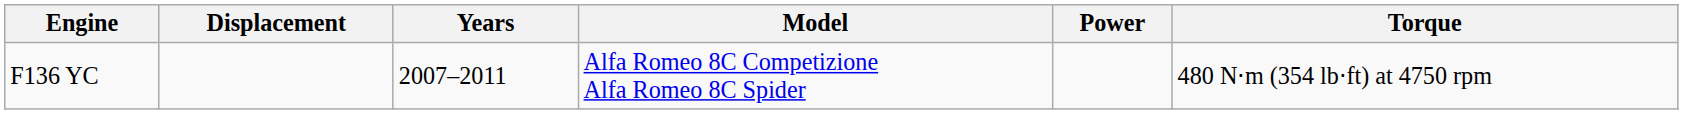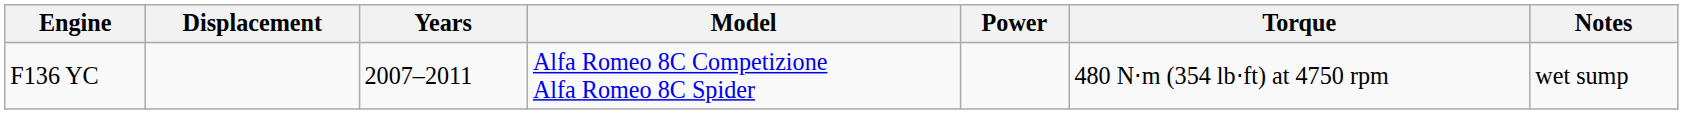+ column: (1604, 23)
